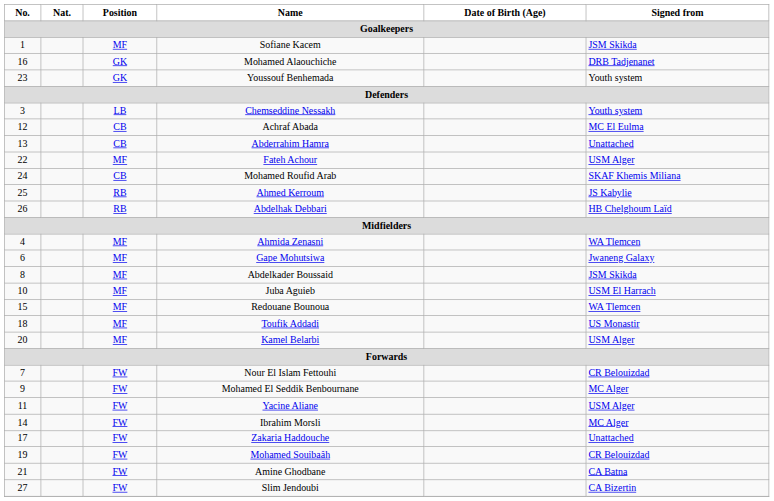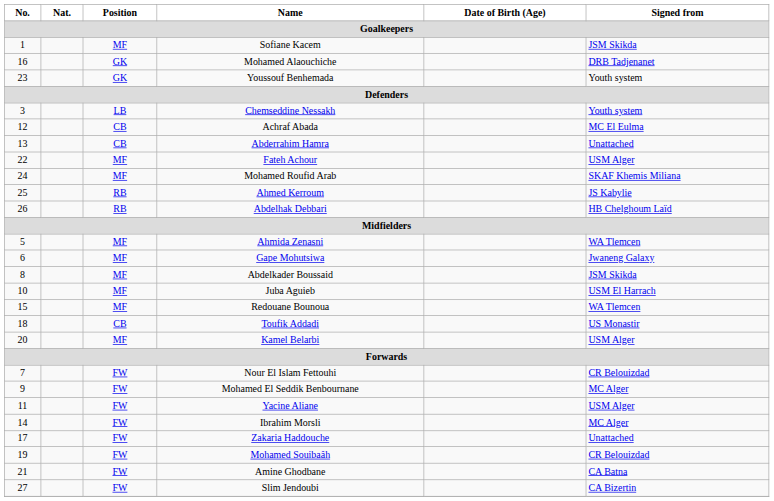(120, 176) CB -> (120, 176) MF
(23, 242) 4 -> (23, 242) 5
(120, 324) MF -> (120, 324) CB
